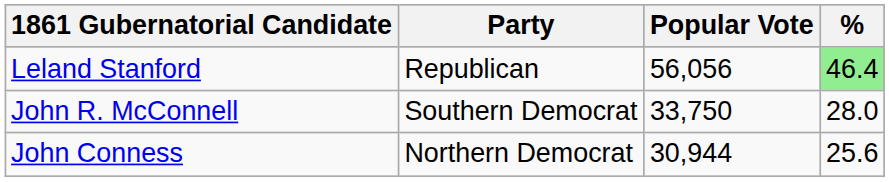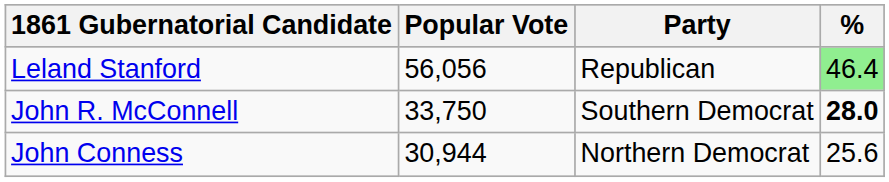columns swapped: (521, 25) <-> (732, 25)
(852, 111) normal -> (852, 111) bold
